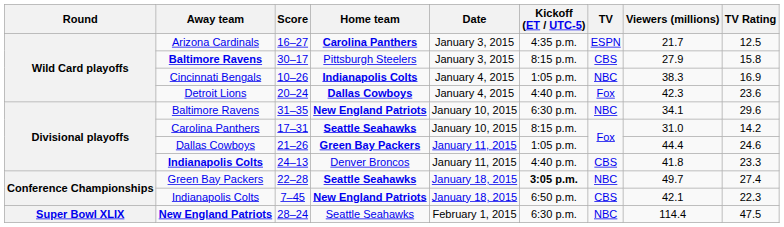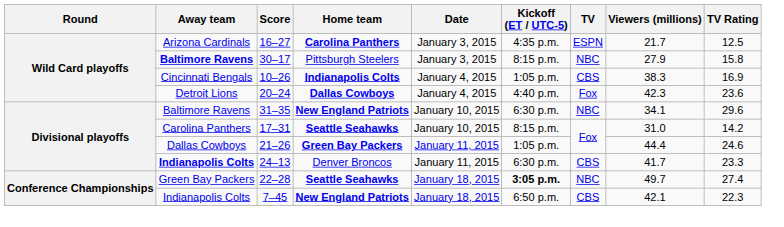(606, 59) CBS -> (588, 59) NBC
(606, 76) NBC -> (588, 76) CBS
(554, 162) 4:40 p.m. -> (536, 162) 6:30 p.m.
(673, 162) 41.8 -> (655, 162) 41.7
- row: (293, 213)
